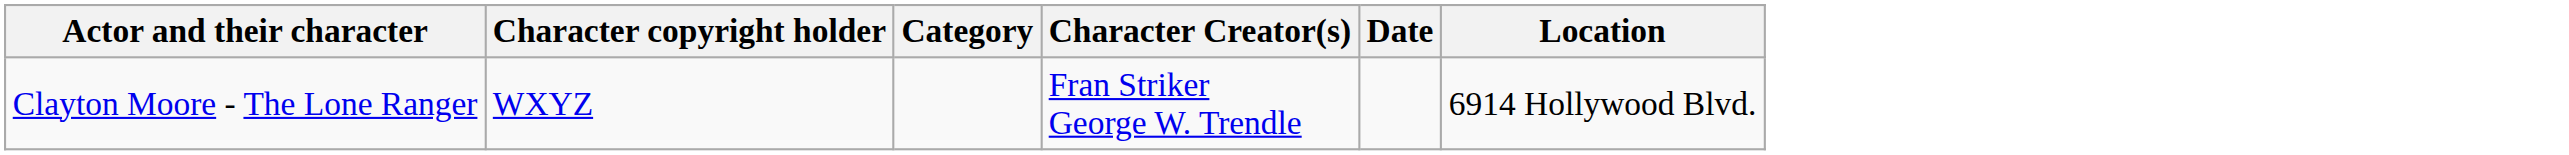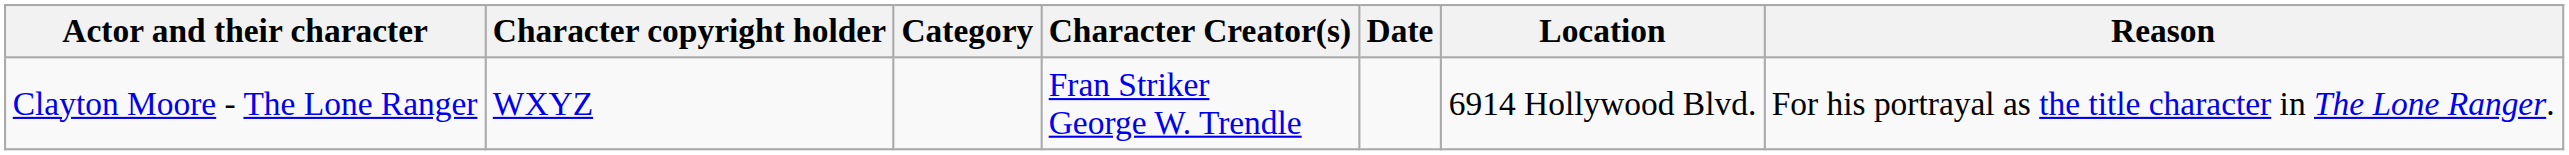+ column: (2163, 31)
